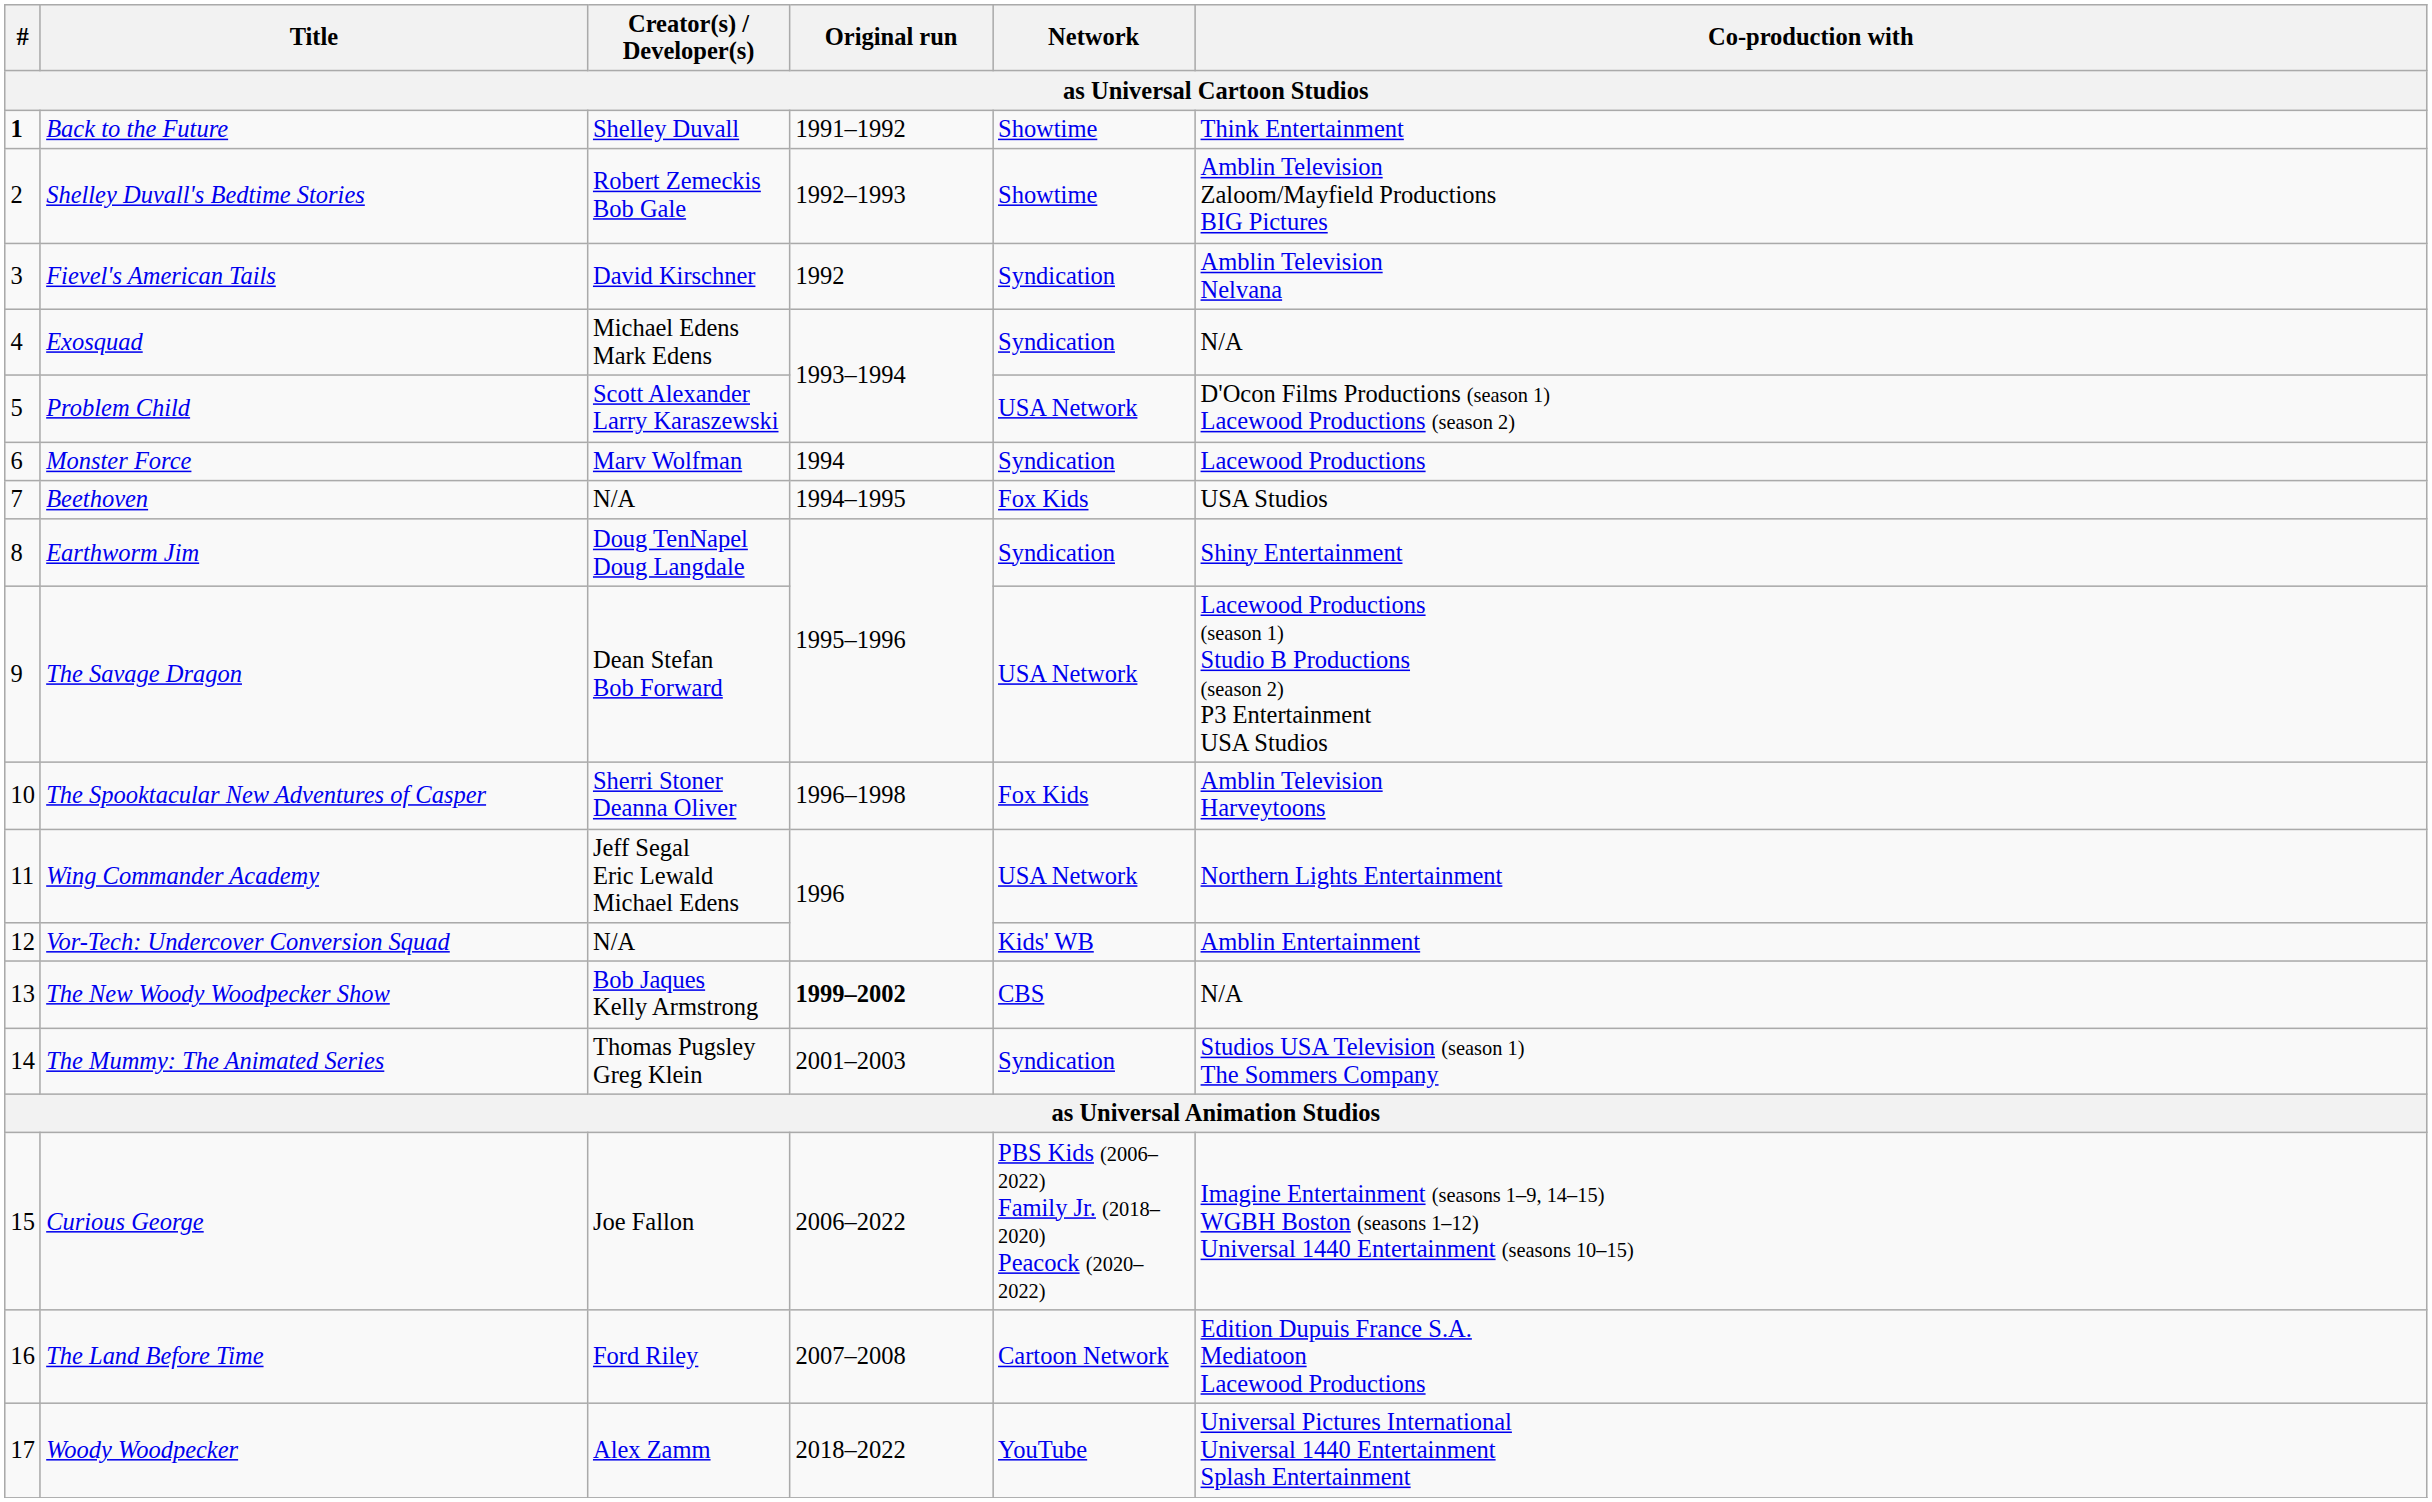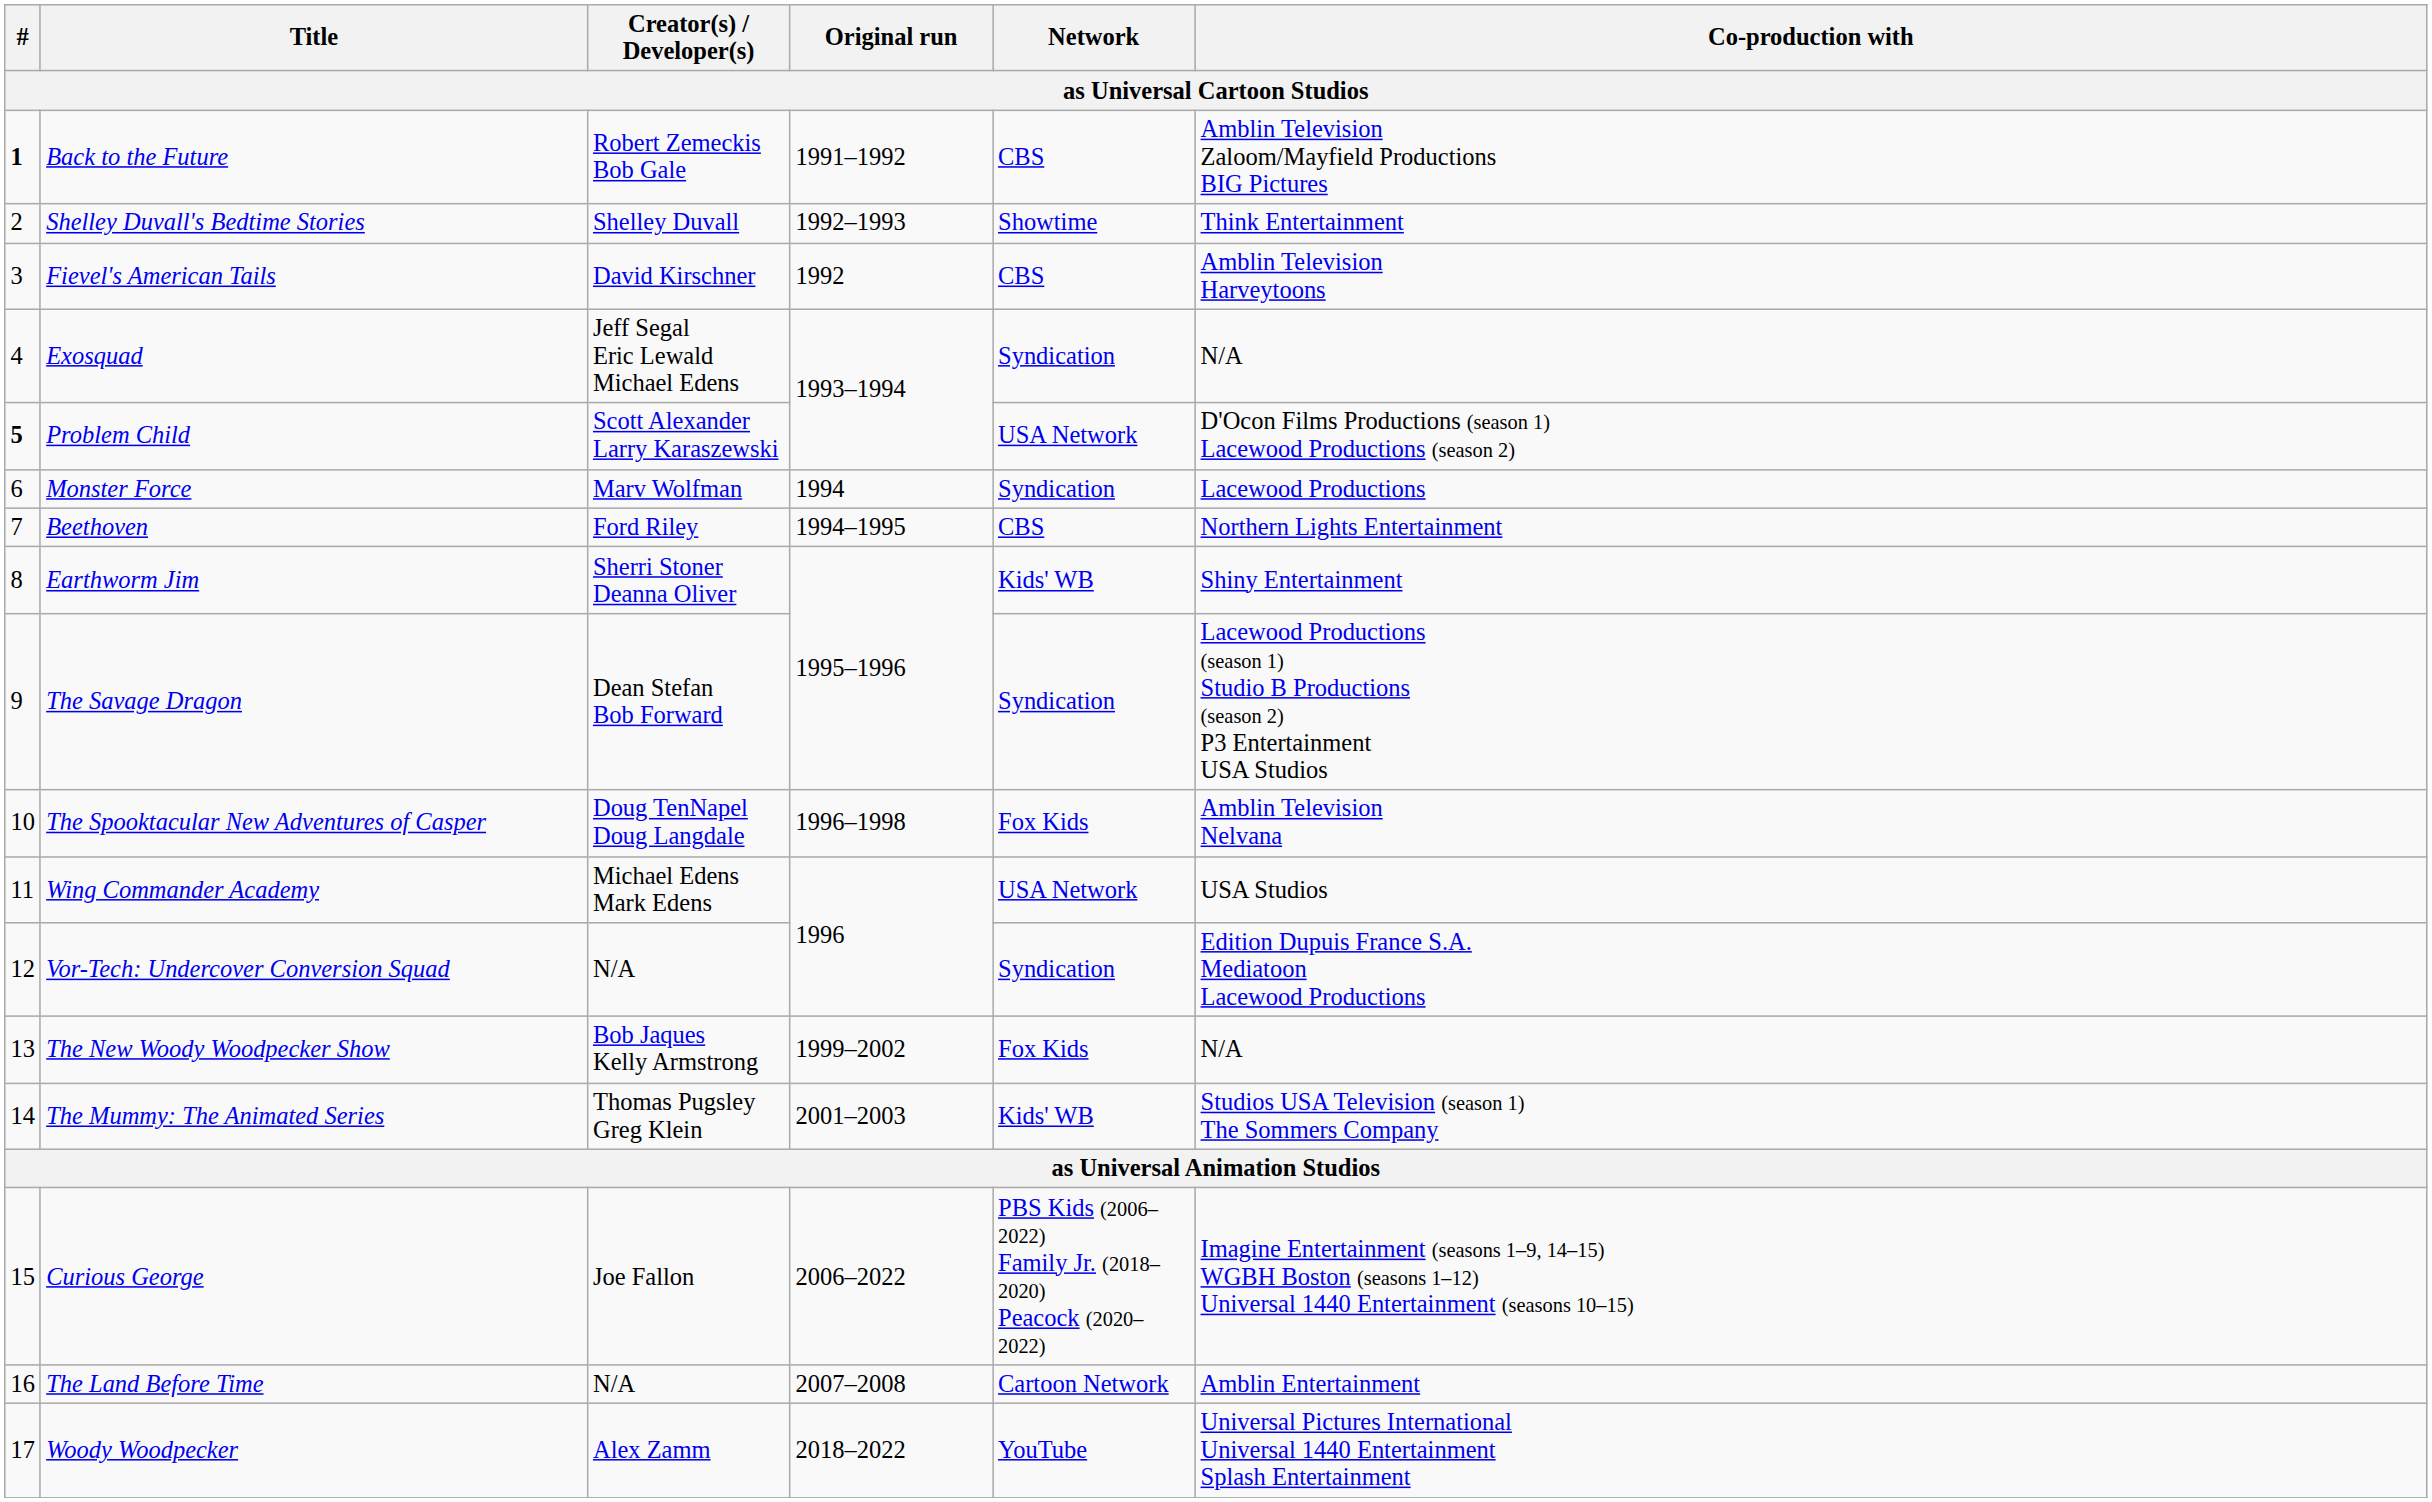(666, 129) Shelley Duvall -> (677, 156) Robert Zemeckis Bob Gale
(1048, 129) Showtime -> (1021, 156) CBS
(1302, 129) Think Entertainment -> (1348, 156) Amblin Television Zaloom/Mayfield Productions BIG Pictures
(677, 195) Robert Zemeckis Bob Gale -> (666, 223) Shelley Duvall
(1348, 195) Amblin Television Zaloom/Mayfield Productions BIG Pictures -> (1302, 223) Think Entertainment
(1056, 275) Syndication -> (1021, 275) CBS
(1292, 275) Amblin Television Nelvana -> (1292, 275) Amblin Television Harveytoons
(666, 341) Michael Edens Mark Edens -> (666, 355) Jeff Segal Eric Lewald Michael Edens
(17, 408) normal -> (17, 435) bold
(614, 499) N/A -> (646, 527) Ford Riley
(1043, 499) Fox Kids -> (1021, 527) CBS
(1264, 499) USA Studios -> (1351, 527) Northern Lights Entertainment
(670, 552) Doug TenNapel Doug Langdale -> (665, 579) Sherri Stoner Deanna Oliver
(1056, 552) Syndication -> (1046, 579) Kids' WB
(1068, 673) USA Network -> (1056, 701) Syndication
(665, 795) Sherri Stoner Deanna Oliver -> (670, 822) Doug TenNapel Doug Langdale
(1292, 795) Amblin Television Harveytoons -> (1292, 822) Amblin Television Nelvana
(666, 875) Jeff Segal Eric Lewald Michael Edens -> (666, 889) Michael Edens Mark Edens
(1351, 875) Northern Lights Entertainment -> (1264, 889) USA Studios
(1046, 941) Kids' WB -> (1056, 969) Syndication
(1310, 941) Amblin Entertainment -> (1336, 969) Edition Dupuis France S.A. Mediatoon Lacewood Productions
(851, 994) bold -> (851, 1049) normal
(1021, 994) CBS -> (1043, 1049) Fox Kids
(1056, 1060) Syndication -> (1046, 1115) Kids' WB
(646, 1356) Ford Riley -> (614, 1383) N/A
(1336, 1356) Edition Dupuis France S.A. Mediatoon Lacewood Productions -> (1310, 1383) Amblin Entertainment
